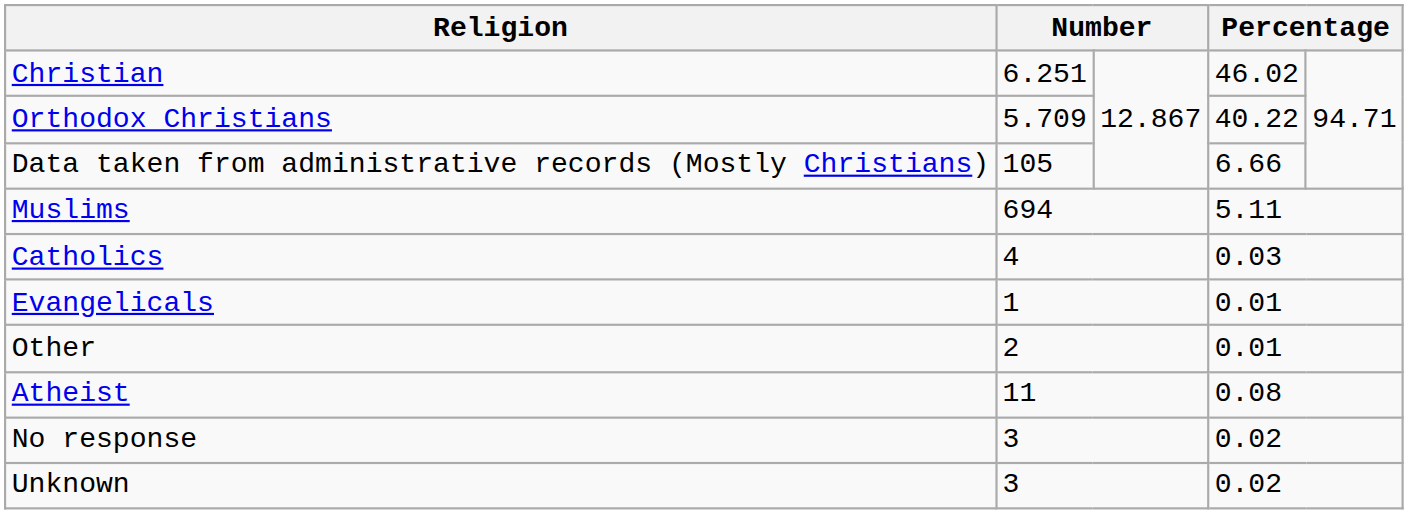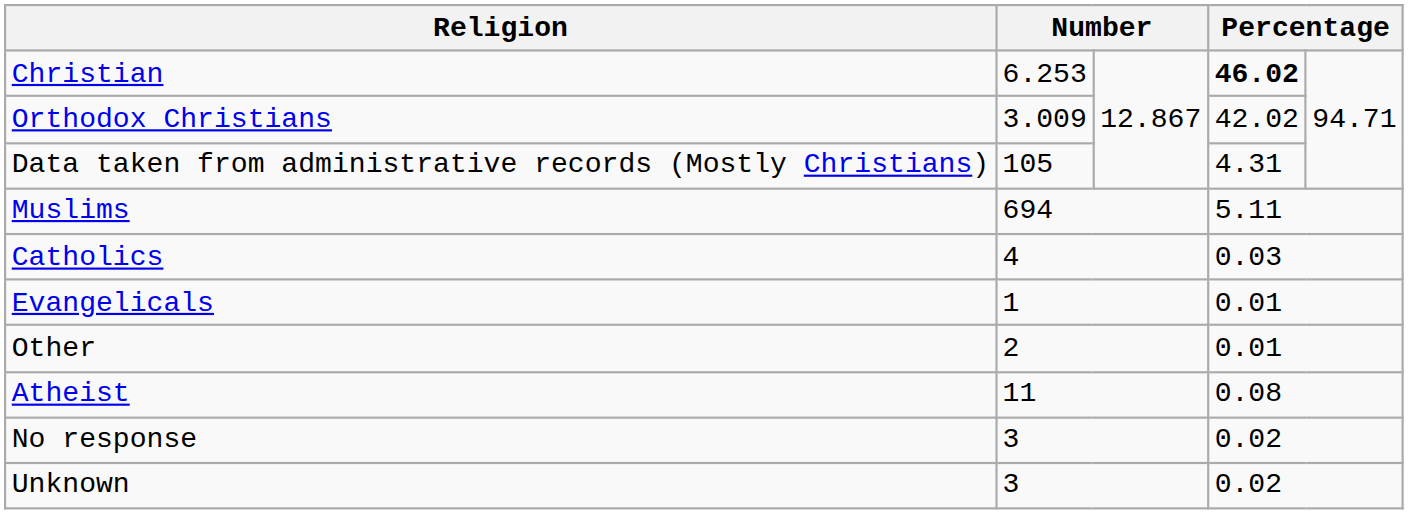(1045, 74) 6.251 -> (1045, 74) 6.253
(1257, 74) normal -> (1257, 74) bold
(1045, 119) 5.709 -> (1045, 119) 3.009
(1257, 119) 40.22 -> (1257, 119) 42.02
(1248, 165) 6.66 -> (1248, 165) 4.31
